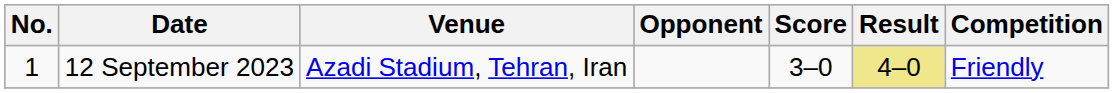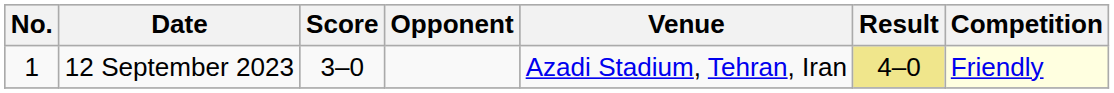columns swapped: (467, 25) <-> (811, 25)
(997, 66) no background -> (997, 66) lightyellow background
